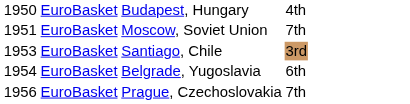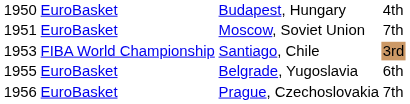(79, 51) EuroBasket -> (128, 51) FIBA World Championship
(20, 71) 1954 -> (20, 71) 1955
